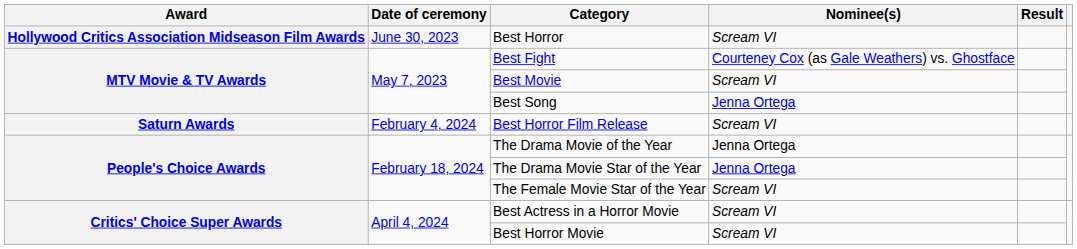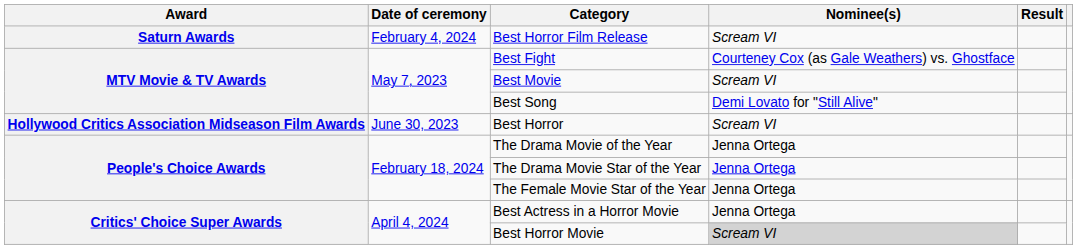rows swapped: (528, 37) <-> (570, 124)
(754, 102) Jenna Ortega -> (795, 102) Demi Lovato for "Still Alive"
(744, 189) Scream VI -> (754, 189) Jenna Ortega
(744, 211) Scream VI -> (754, 211) Jenna Ortega
(744, 233) no background -> (744, 233) lightgrey background
